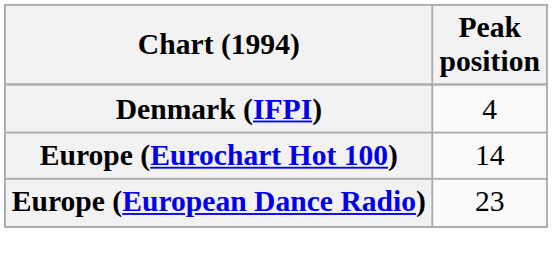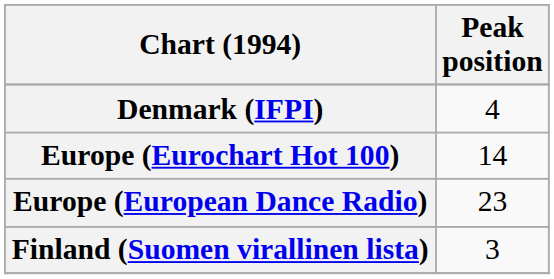+ row: (220, 249)
